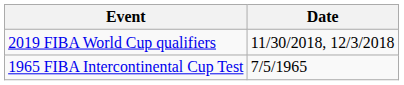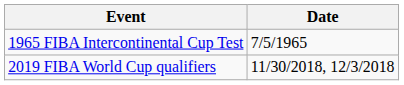rows swapped: (126, 67) <-> (112, 42)
